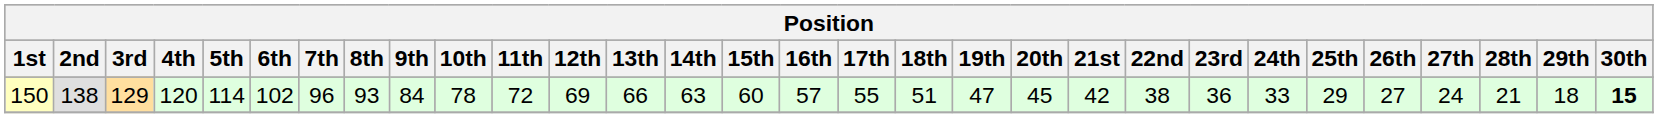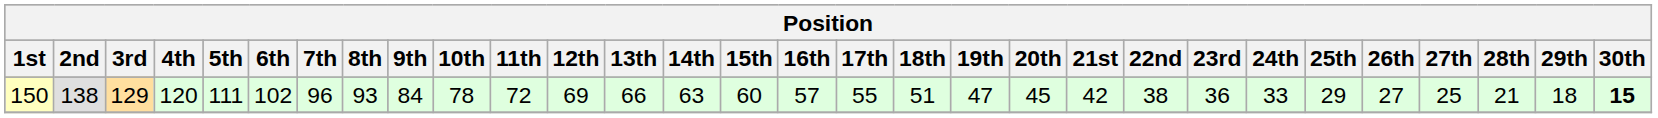(227, 94) 114 -> (226, 94) 111
(1451, 94) 24 -> (1449, 94) 25
